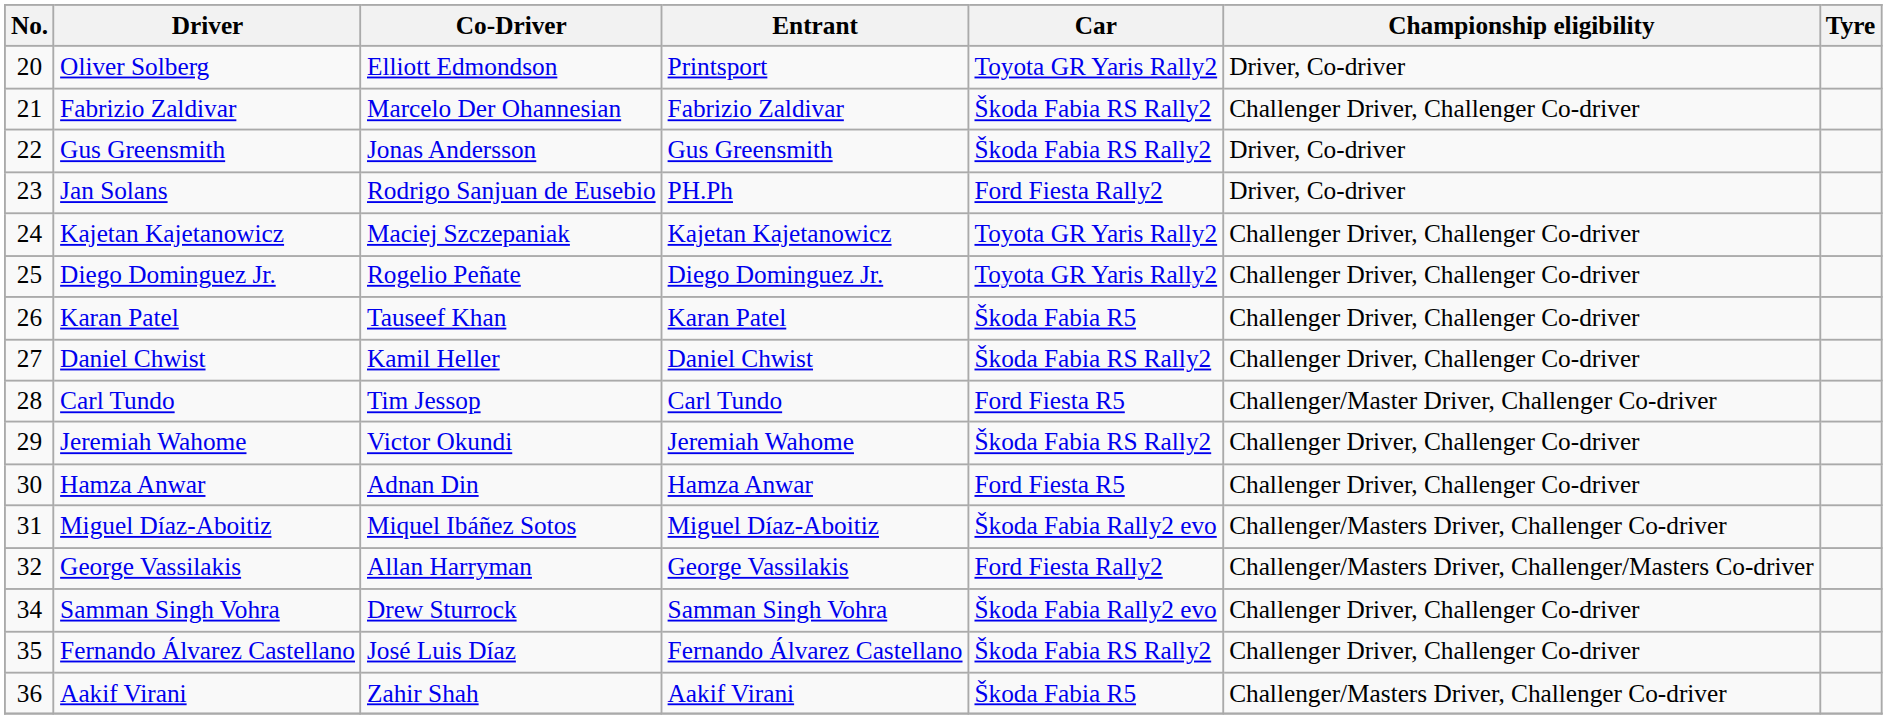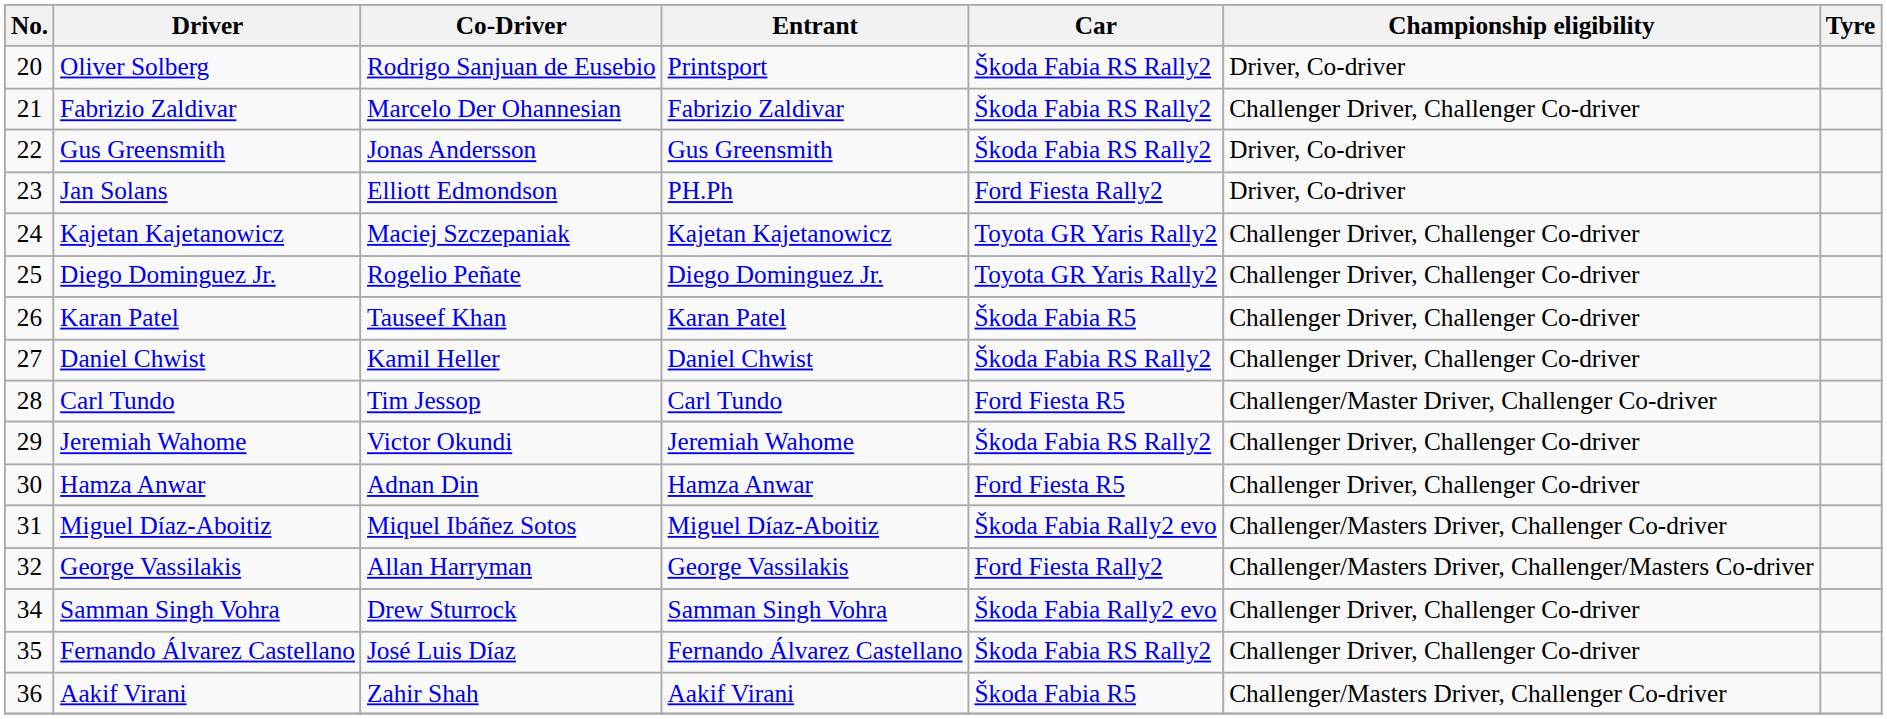(462, 66) Elliott Edmondson -> (511, 66) Rodrigo Sanjuan de Eusebio
(1096, 66) Toyota GR Yaris Rally2 -> (1093, 66) Škoda Fabia RS Rally2
(511, 191) Rodrigo Sanjuan de Eusebio -> (462, 191) Elliott Edmondson
